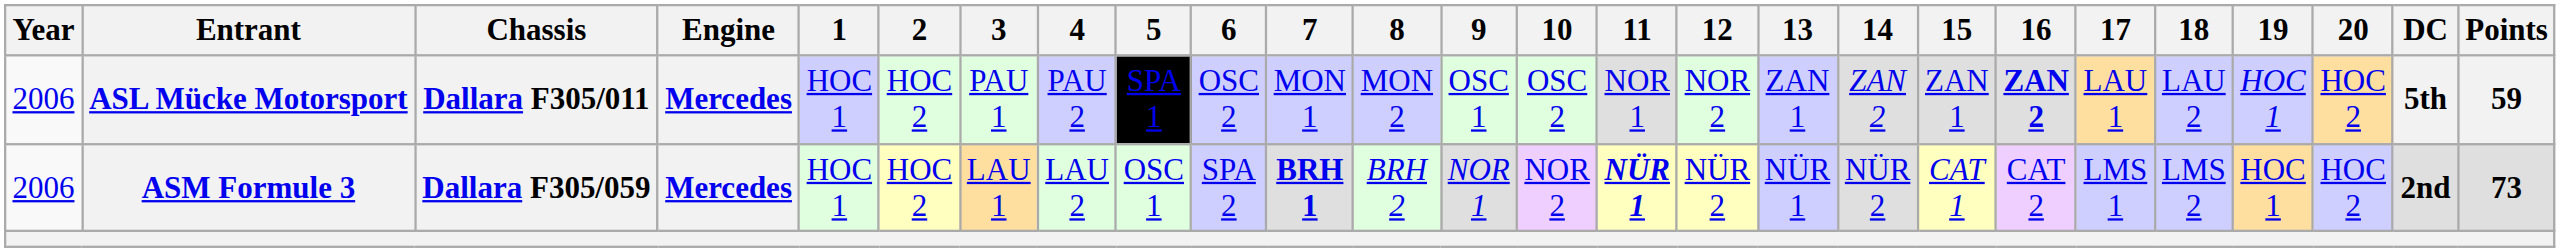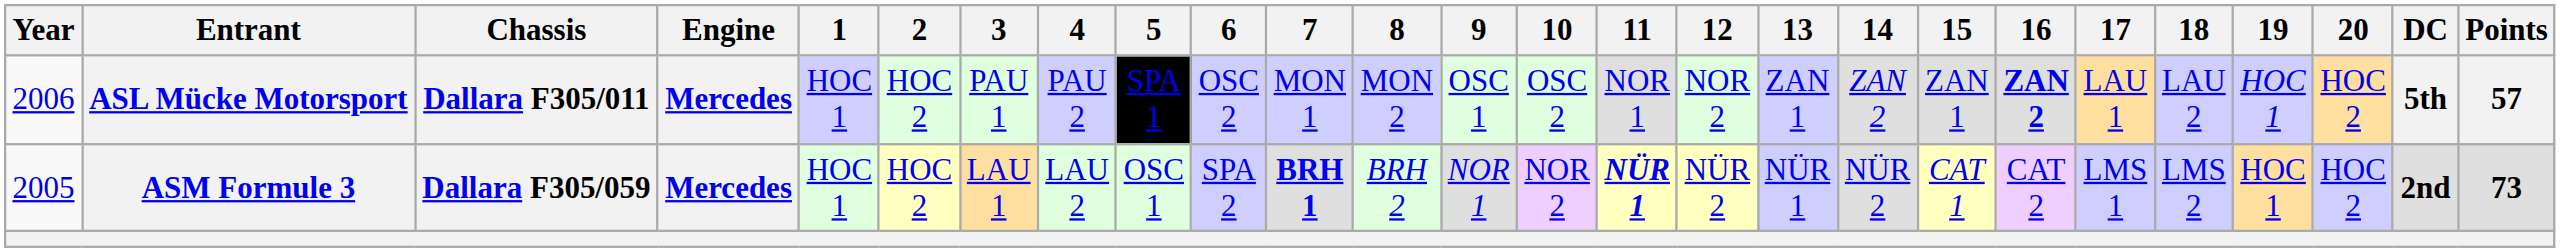(2507, 99) 59 -> (2507, 99) 57
(43, 186) 2006 -> (43, 186) 2005
